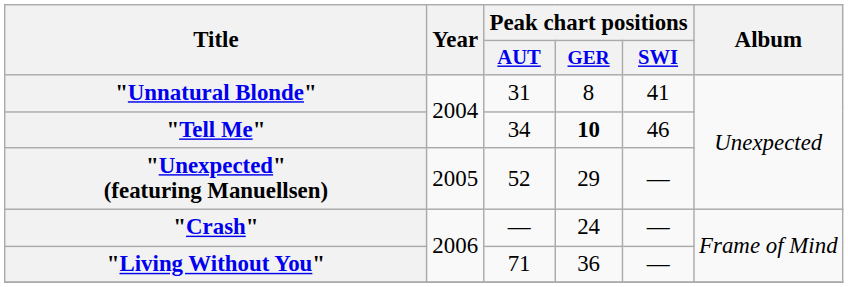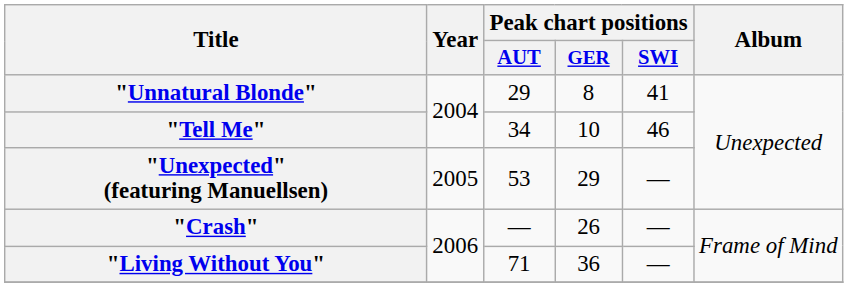(519, 92) 31 -> (519, 92) 29
(589, 129) bold -> (589, 129) normal
(519, 178) 52 -> (519, 178) 53
(589, 227) 24 -> (589, 227) 26
